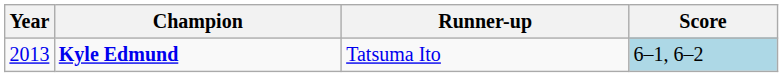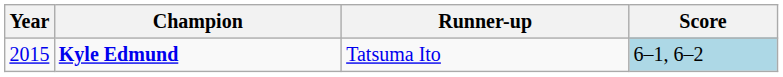(29, 54) 2013 -> (29, 54) 2015
